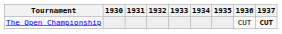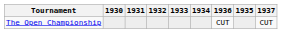columns swapped: (223, 11) <-> (245, 11)
(266, 23) bold -> (266, 23) normal
